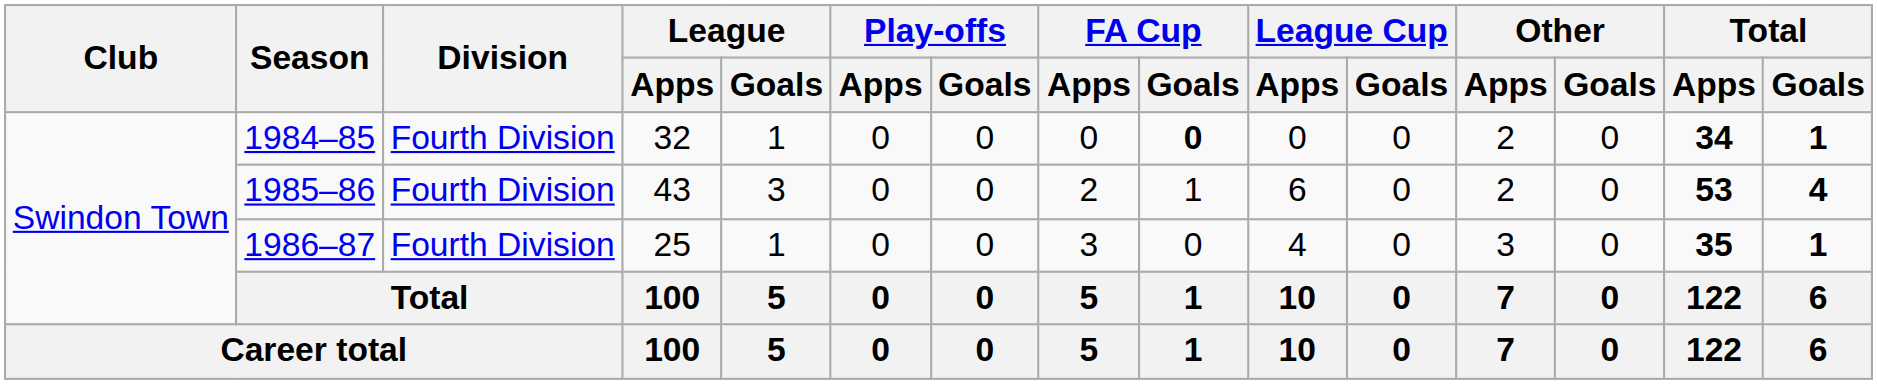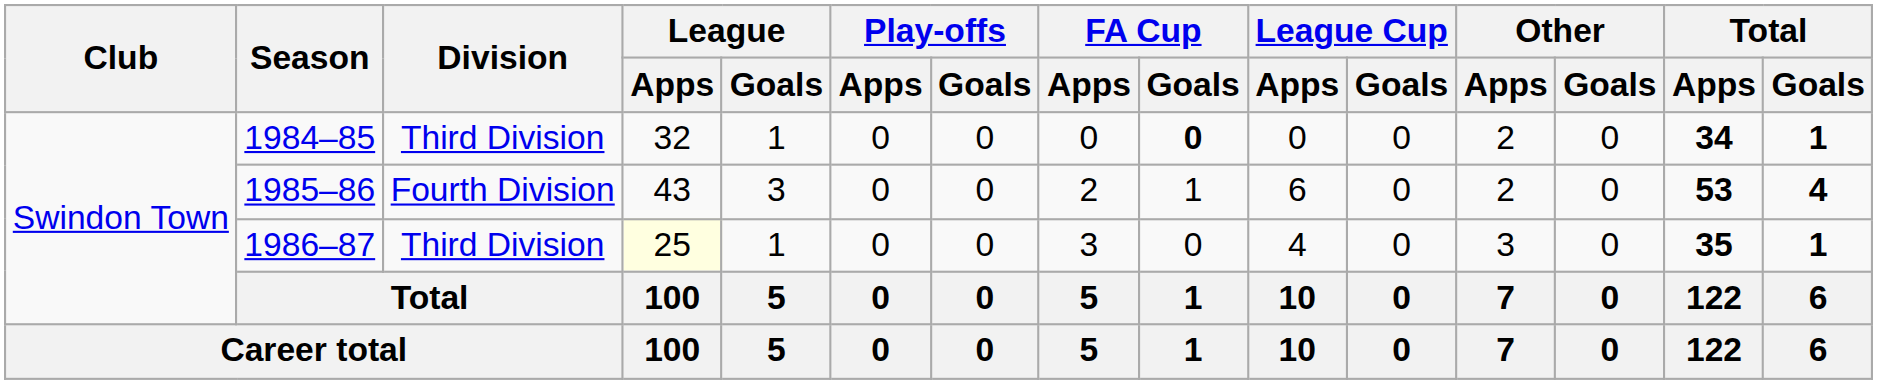(503, 137) Fourth Division -> (503, 137) Third Division
(503, 244) Fourth Division -> (503, 244) Third Division
(672, 244) no background -> (672, 244) lightyellow background
